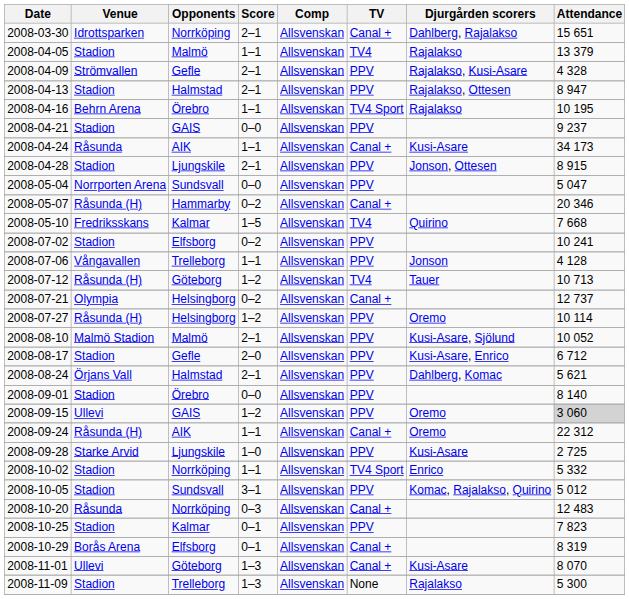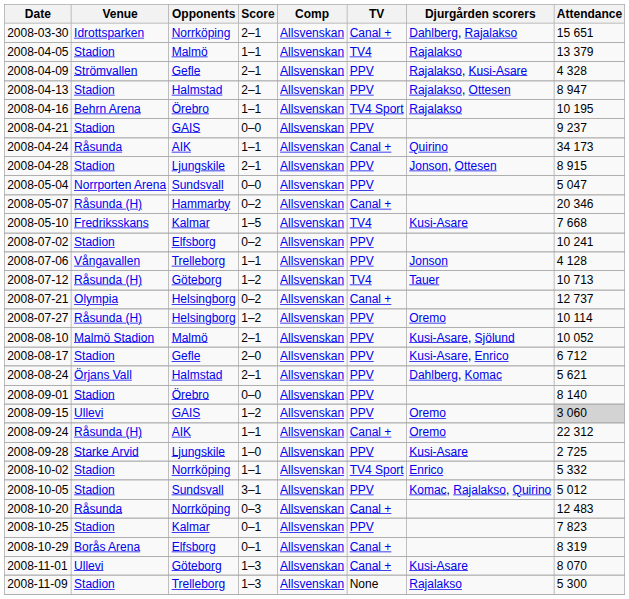(439, 147) Kusi-Asare -> (429, 147) Quirino
(429, 223) Quirino -> (439, 223) Kusi-Asare
